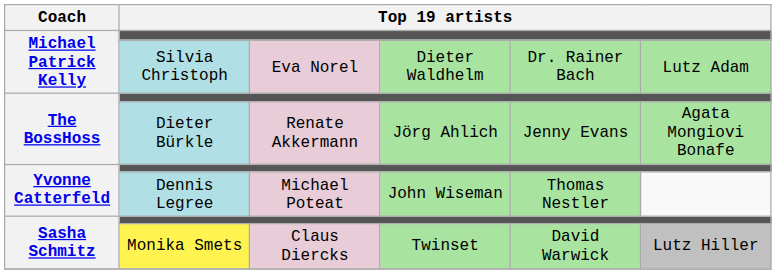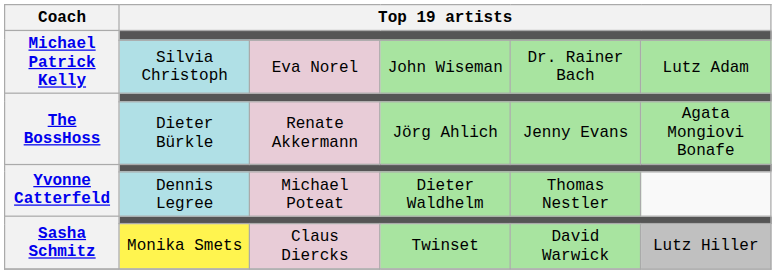(445, 67) Dieter Waldhelm -> (445, 67) John Wiseman
(445, 194) John Wiseman -> (445, 194) Dieter Waldhelm
